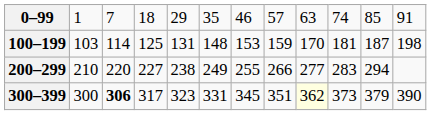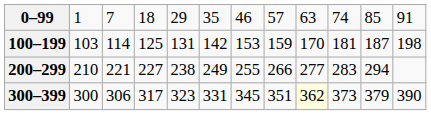(215, 43) 148 -> (215, 43) 142
(118, 69) 220 -> (118, 69) 221
(118, 95) bold -> (118, 95) normal
